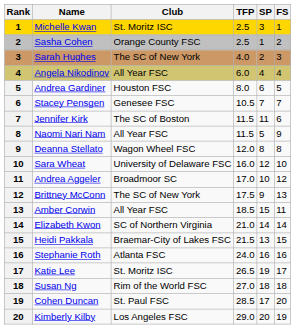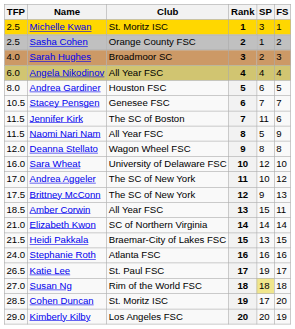columns swapped: (18, 12) <-> (245, 12)
(157, 57) The SC of New York -> (141, 57) Broadmoor SC
(145, 179) Broadmoor SC -> (152, 179) The SC of New York
(143, 270) St. Moritz ISC -> (137, 270) St. Paul FSC
(264, 286) no background -> (264, 286) khaki background
(141, 301) St. Paul FSC -> (138, 301) St. Moritz ISC
